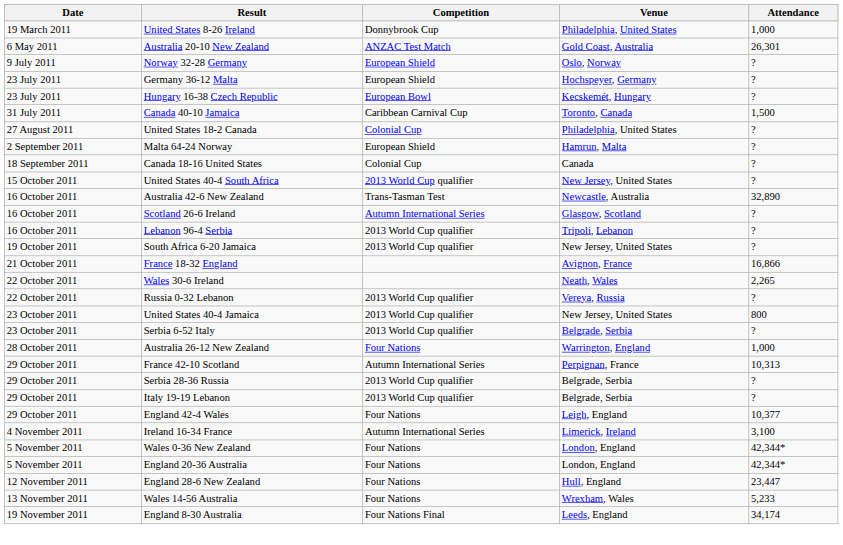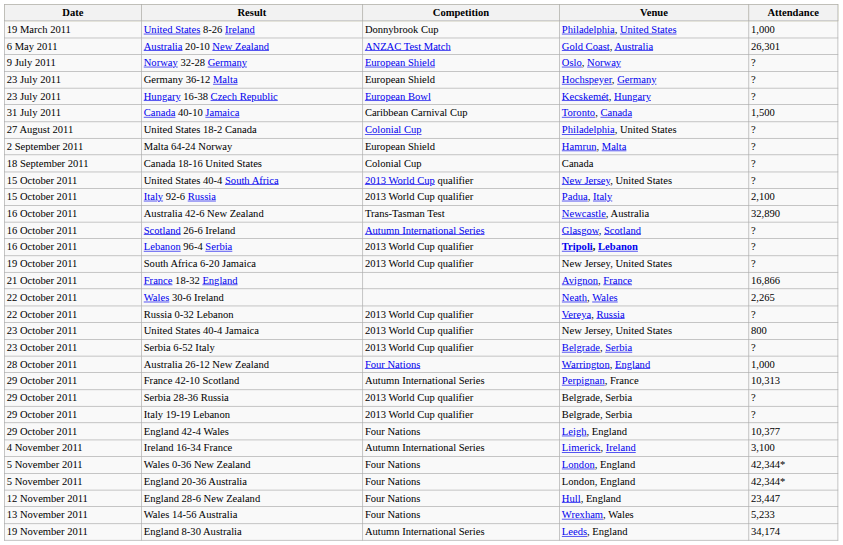+ row: (180, 197)
(597, 230) normal -> (600, 247) bold
(405, 515) Four Nations Final -> (425, 532) Autumn International Series
